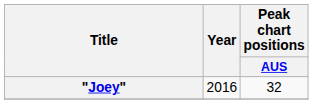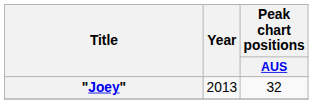(222, 87) 2016 -> (222, 87) 2013
